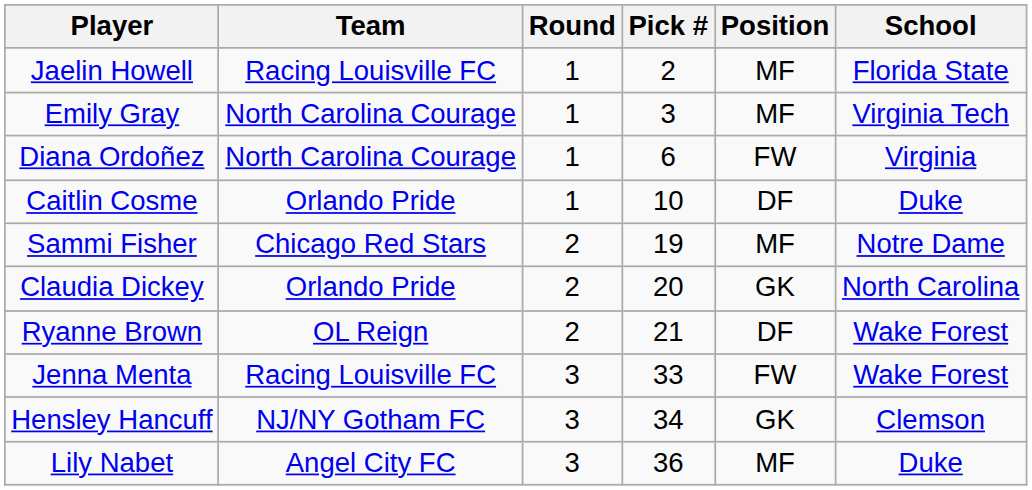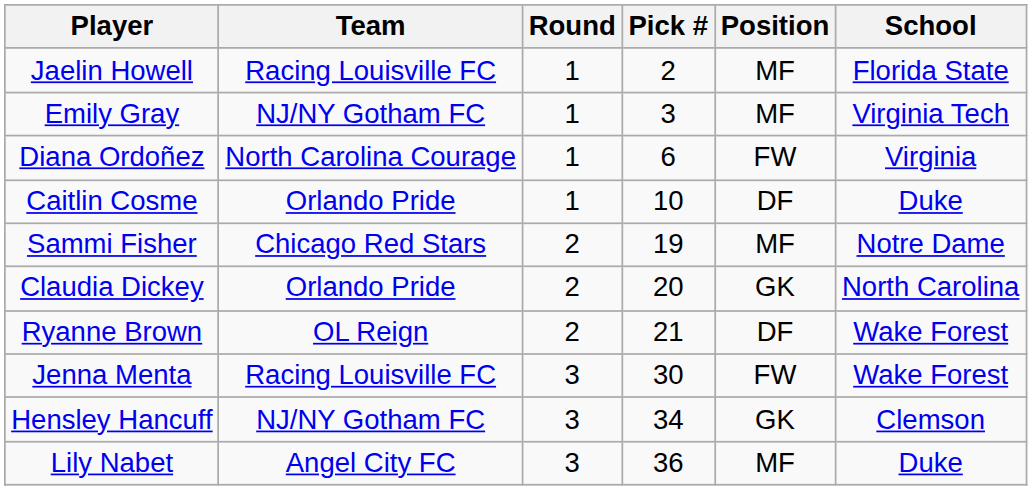(371, 113) North Carolina Courage -> (371, 113) NJ/NY Gotham FC
(668, 375) 33 -> (668, 375) 30
